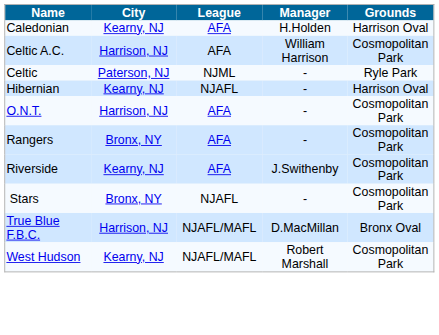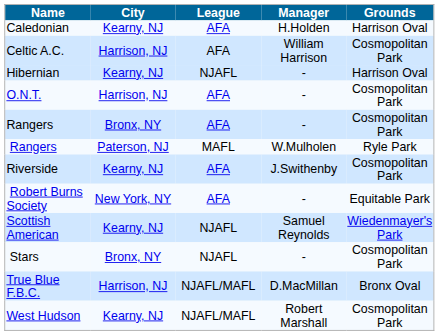- row: (22, 73)
+ row: (32, 147)
+ row: (45, 198)
+ row: (33, 228)
